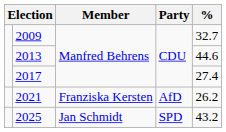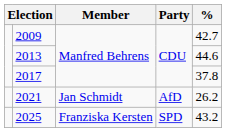(207, 35) 32.7 -> (207, 35) 42.7
(207, 76) 27.4 -> (207, 76) 37.8
(106, 96) Franziska Kersten -> (91, 96) Jan Schmidt
(91, 117) Jan Schmidt -> (106, 117) Franziska Kersten
